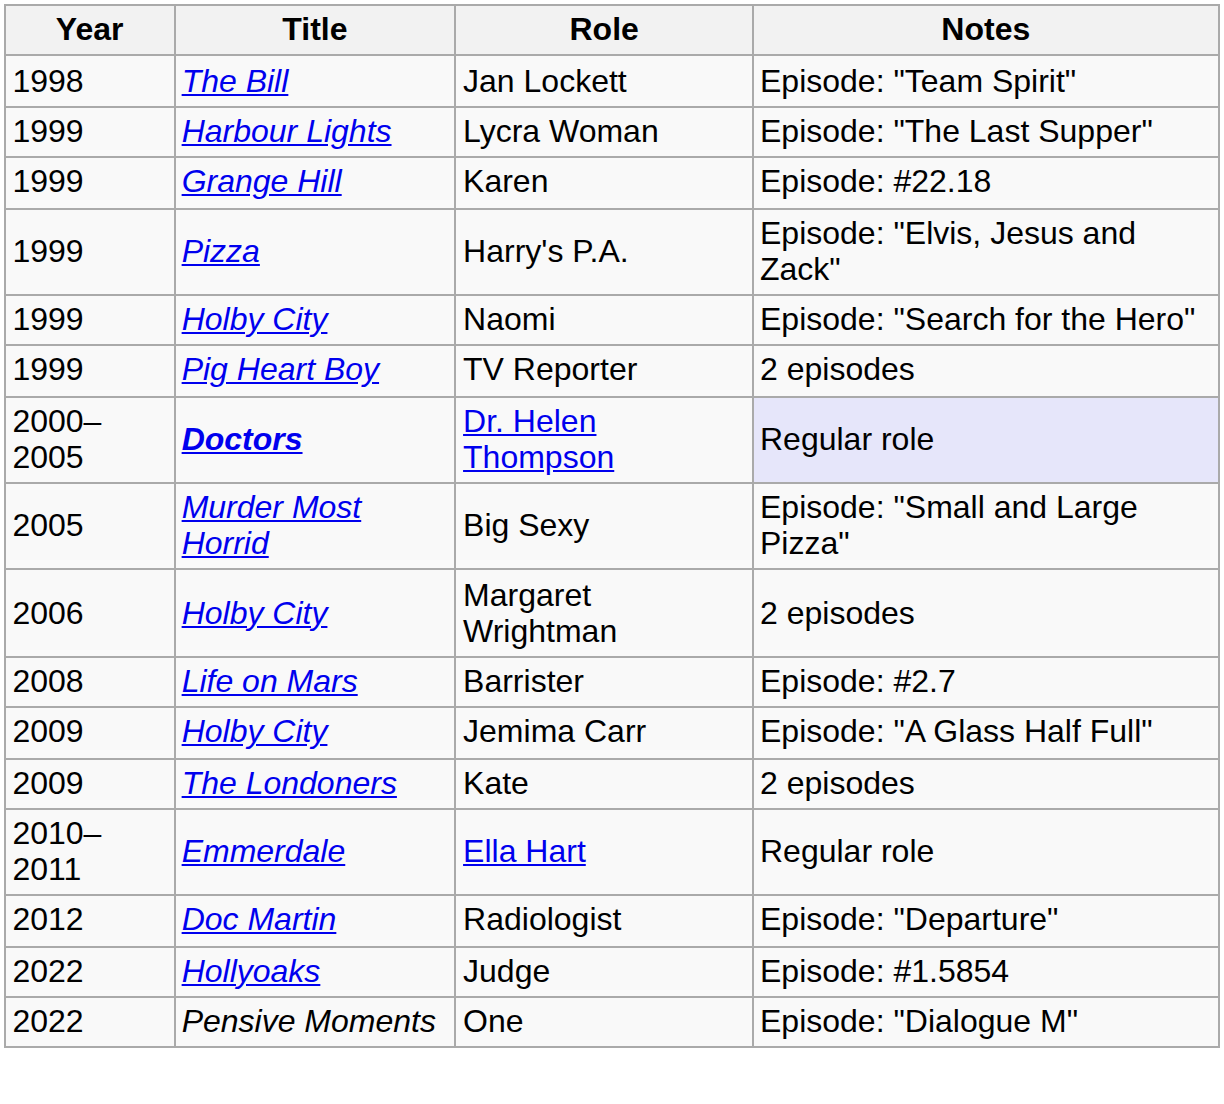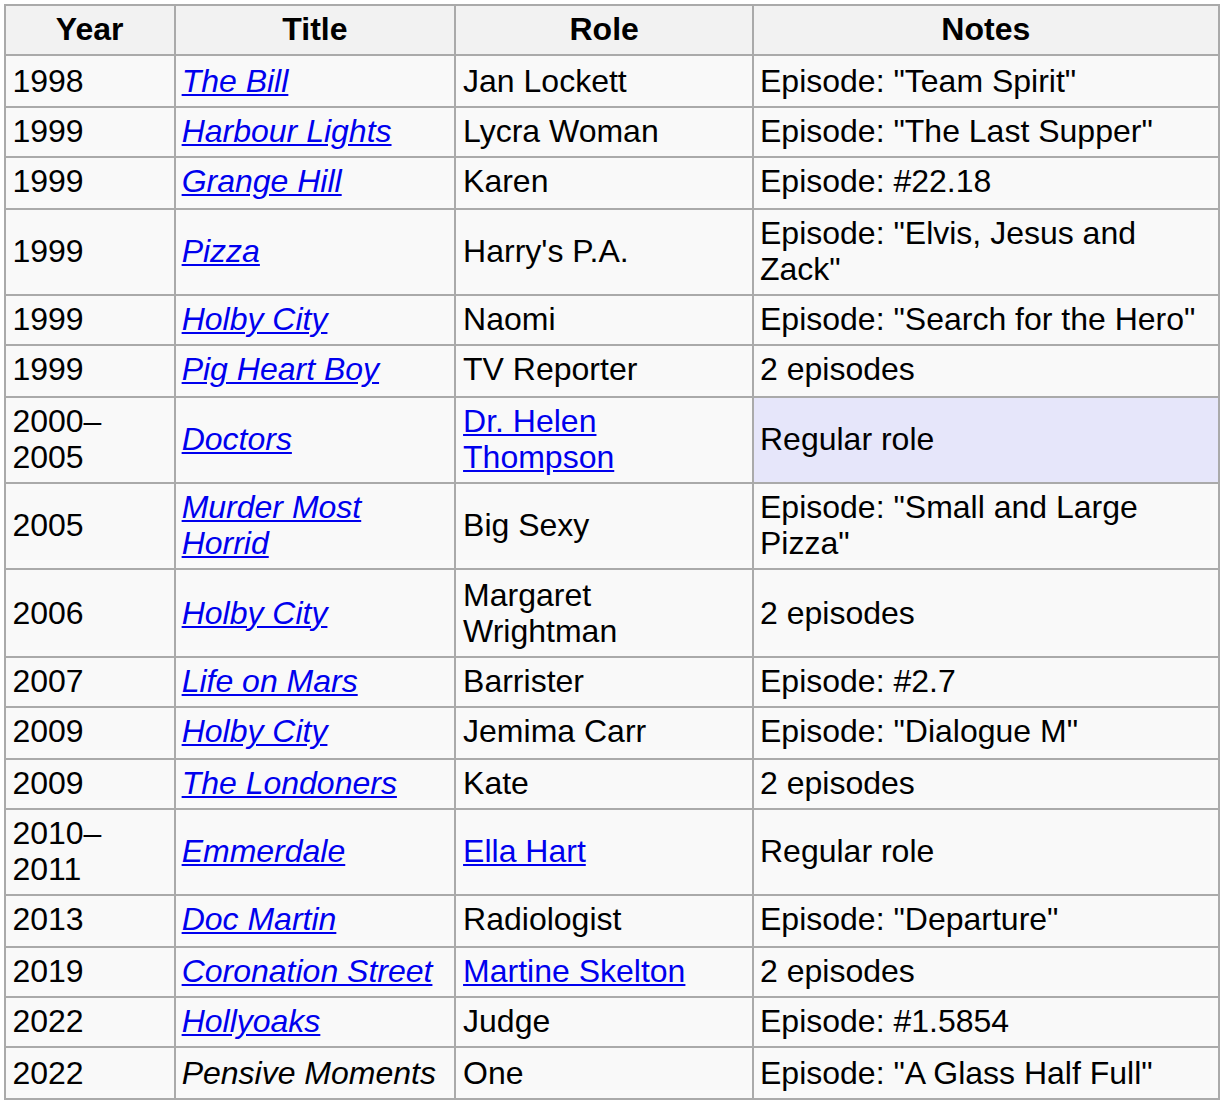(242, 439) bold -> (237, 439) normal
(48, 681) 2008 -> (48, 681) 2007
(956, 732) Episode: "A Glass Half Full" -> (919, 732) Episode: "Dialogue M"
(48, 920) 2012 -> (48, 920) 2013
+ row: (574, 971)
(919, 1021) Episode: "Dialogue M" -> (956, 1072) Episode: "A Glass Half Full"
